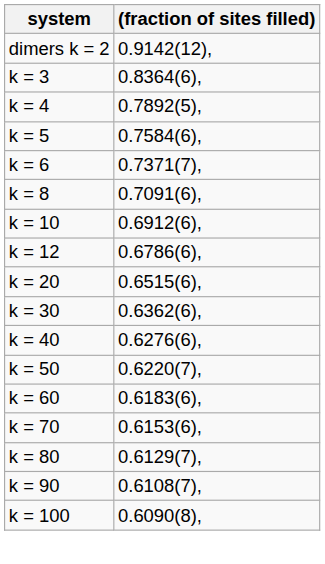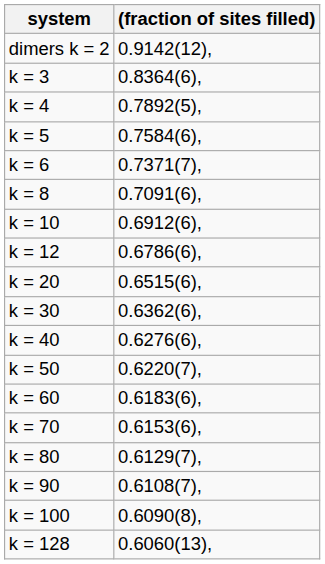+ row: (39, 544)
